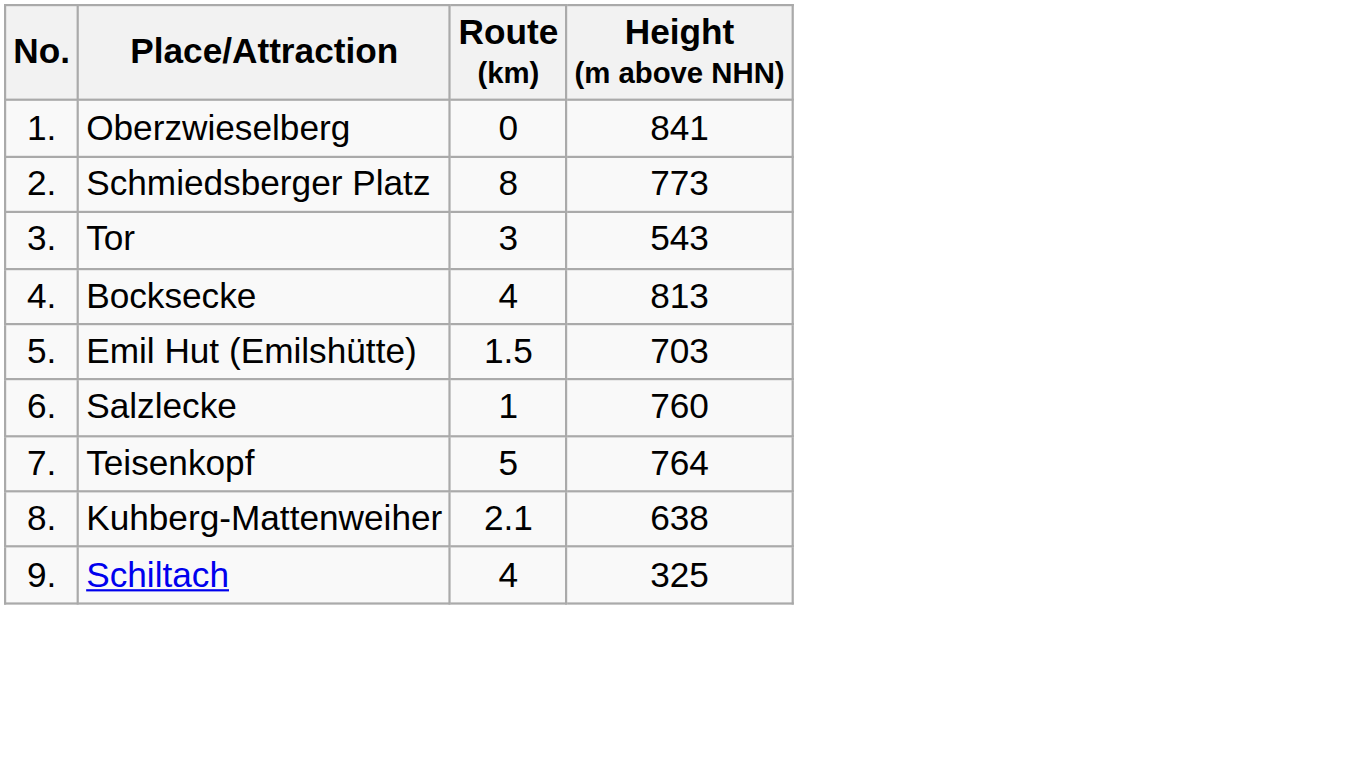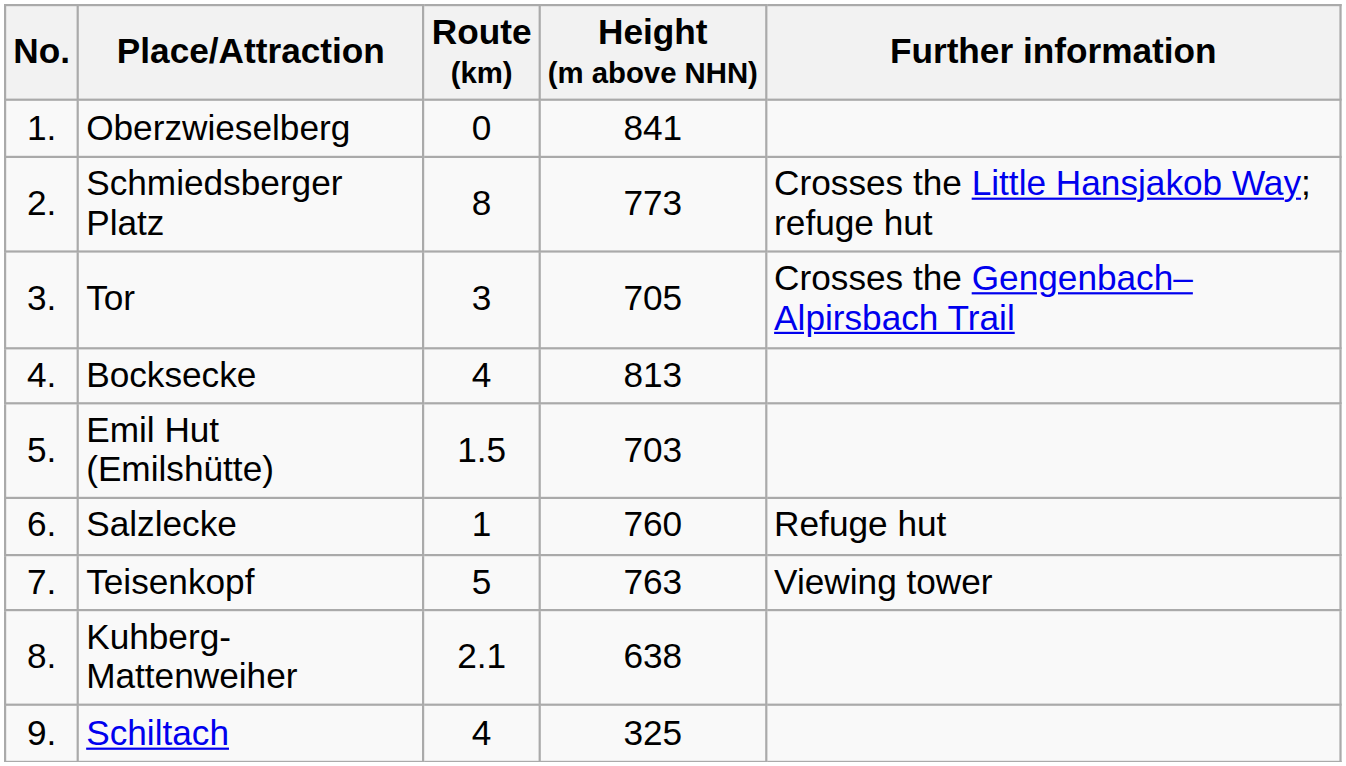+ column: (1053, 52)
(680, 239) 543 -> (653, 298) 705
(680, 462) 764 -> (653, 581) 763
